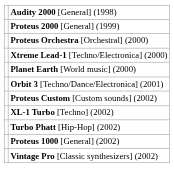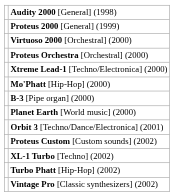+ row: (71, 41)
+ row: (60, 84)
+ row: (52, 98)
- row: (65, 141)
